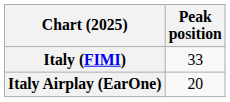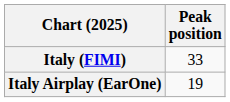(195, 84) 20 -> (195, 84) 19
